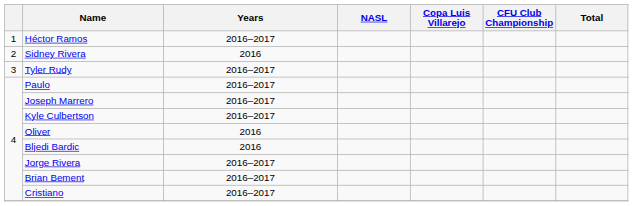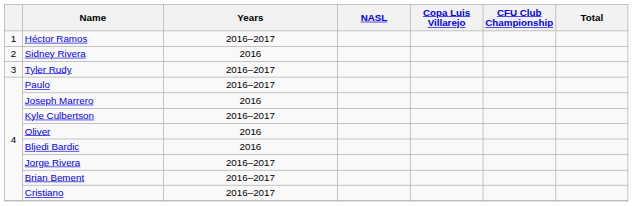(250, 101) 2016–2017 -> (250, 101) 2016
